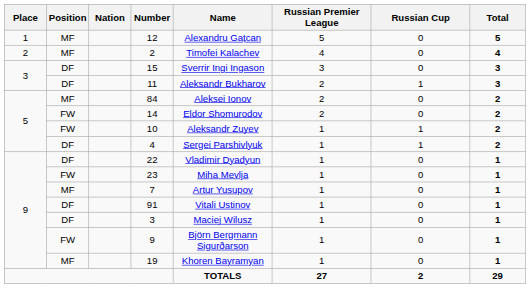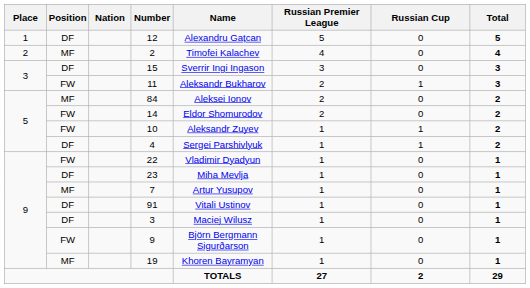(68, 38) MF -> (68, 38) DF
(68, 83) DF -> (68, 83) FW
(68, 159) DF -> (68, 159) FW
(68, 174) FW -> (68, 174) DF
